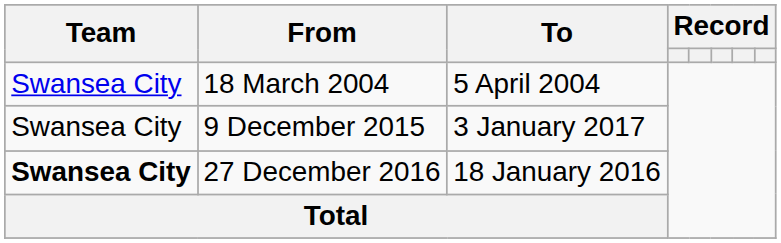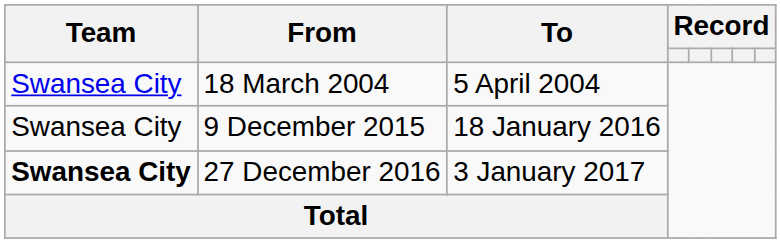(549, 127) 3 January 2017 -> (557, 127) 18 January 2016
(557, 171) 18 January 2016 -> (549, 171) 3 January 2017
